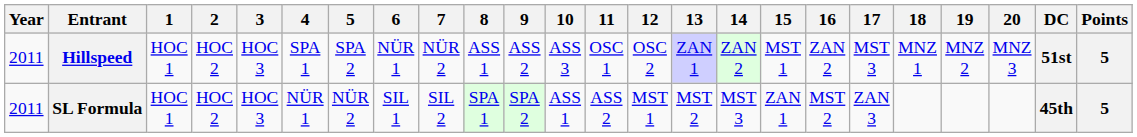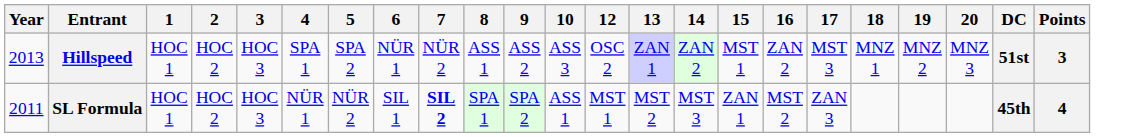- column: (606, 18)
(26, 57) 2011 -> (26, 57) 2013
(1105, 57) 5 -> (1062, 57) 3
(441, 107) normal -> (441, 107) bold
(1105, 107) 5 -> (1062, 107) 4
